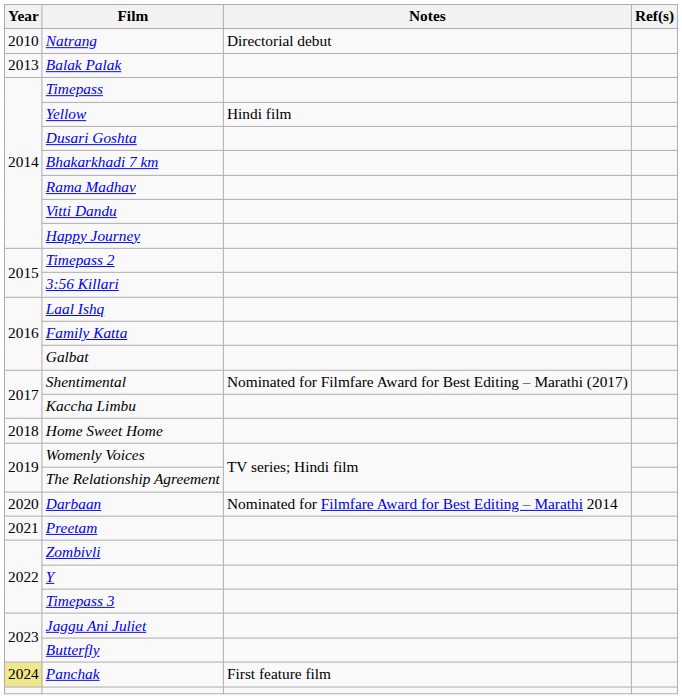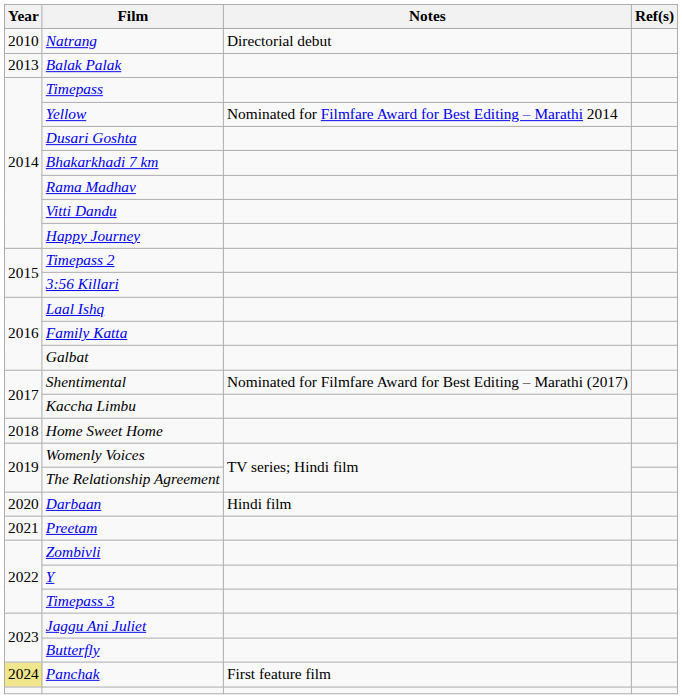(259, 114) Hindi film -> (422, 114) Nominated for Filmfare Award for Best Editing – Marathi 2014
(422, 503) Nominated for Filmfare Award for Best Editing – Marathi 2014 -> (259, 503) Hindi film
